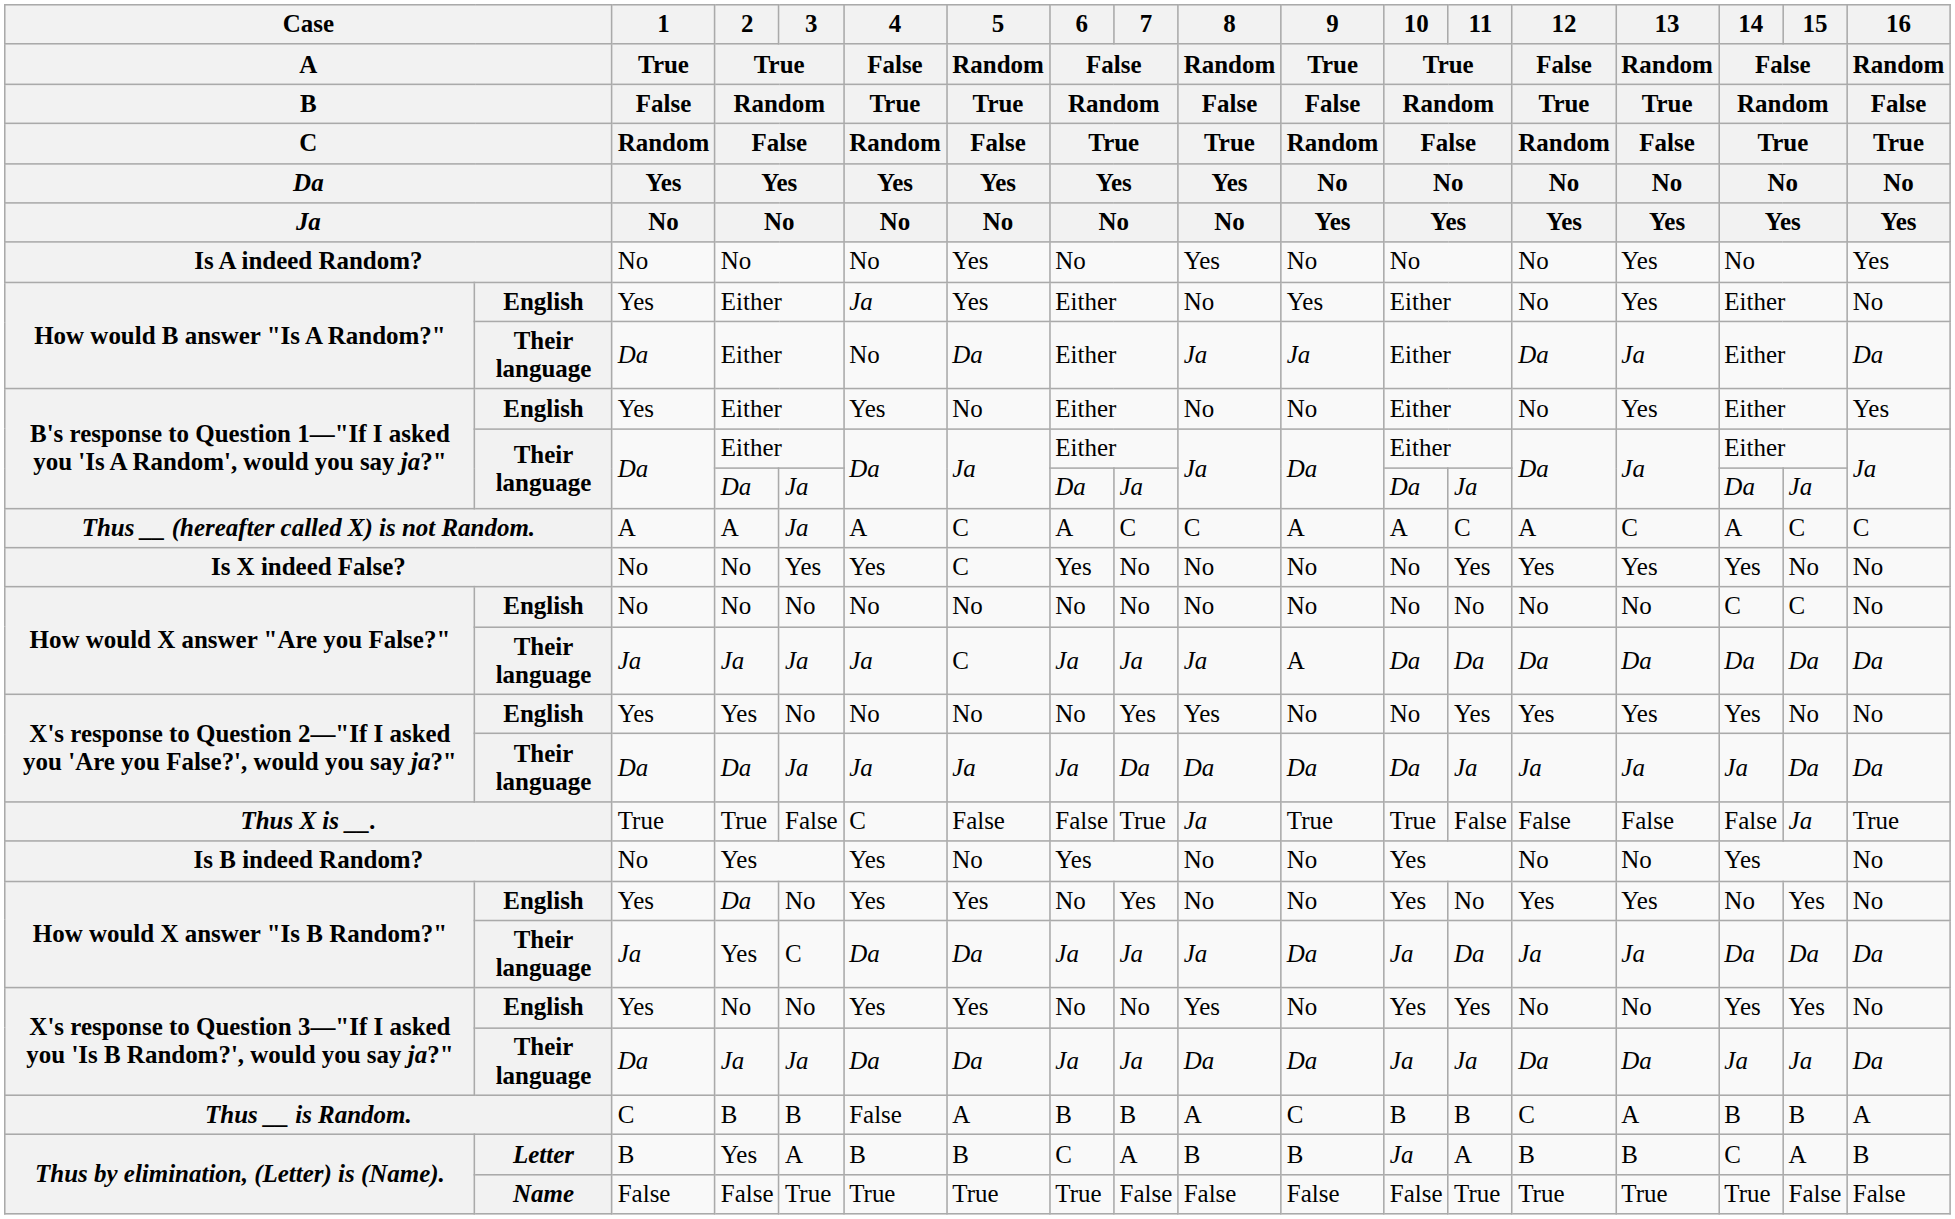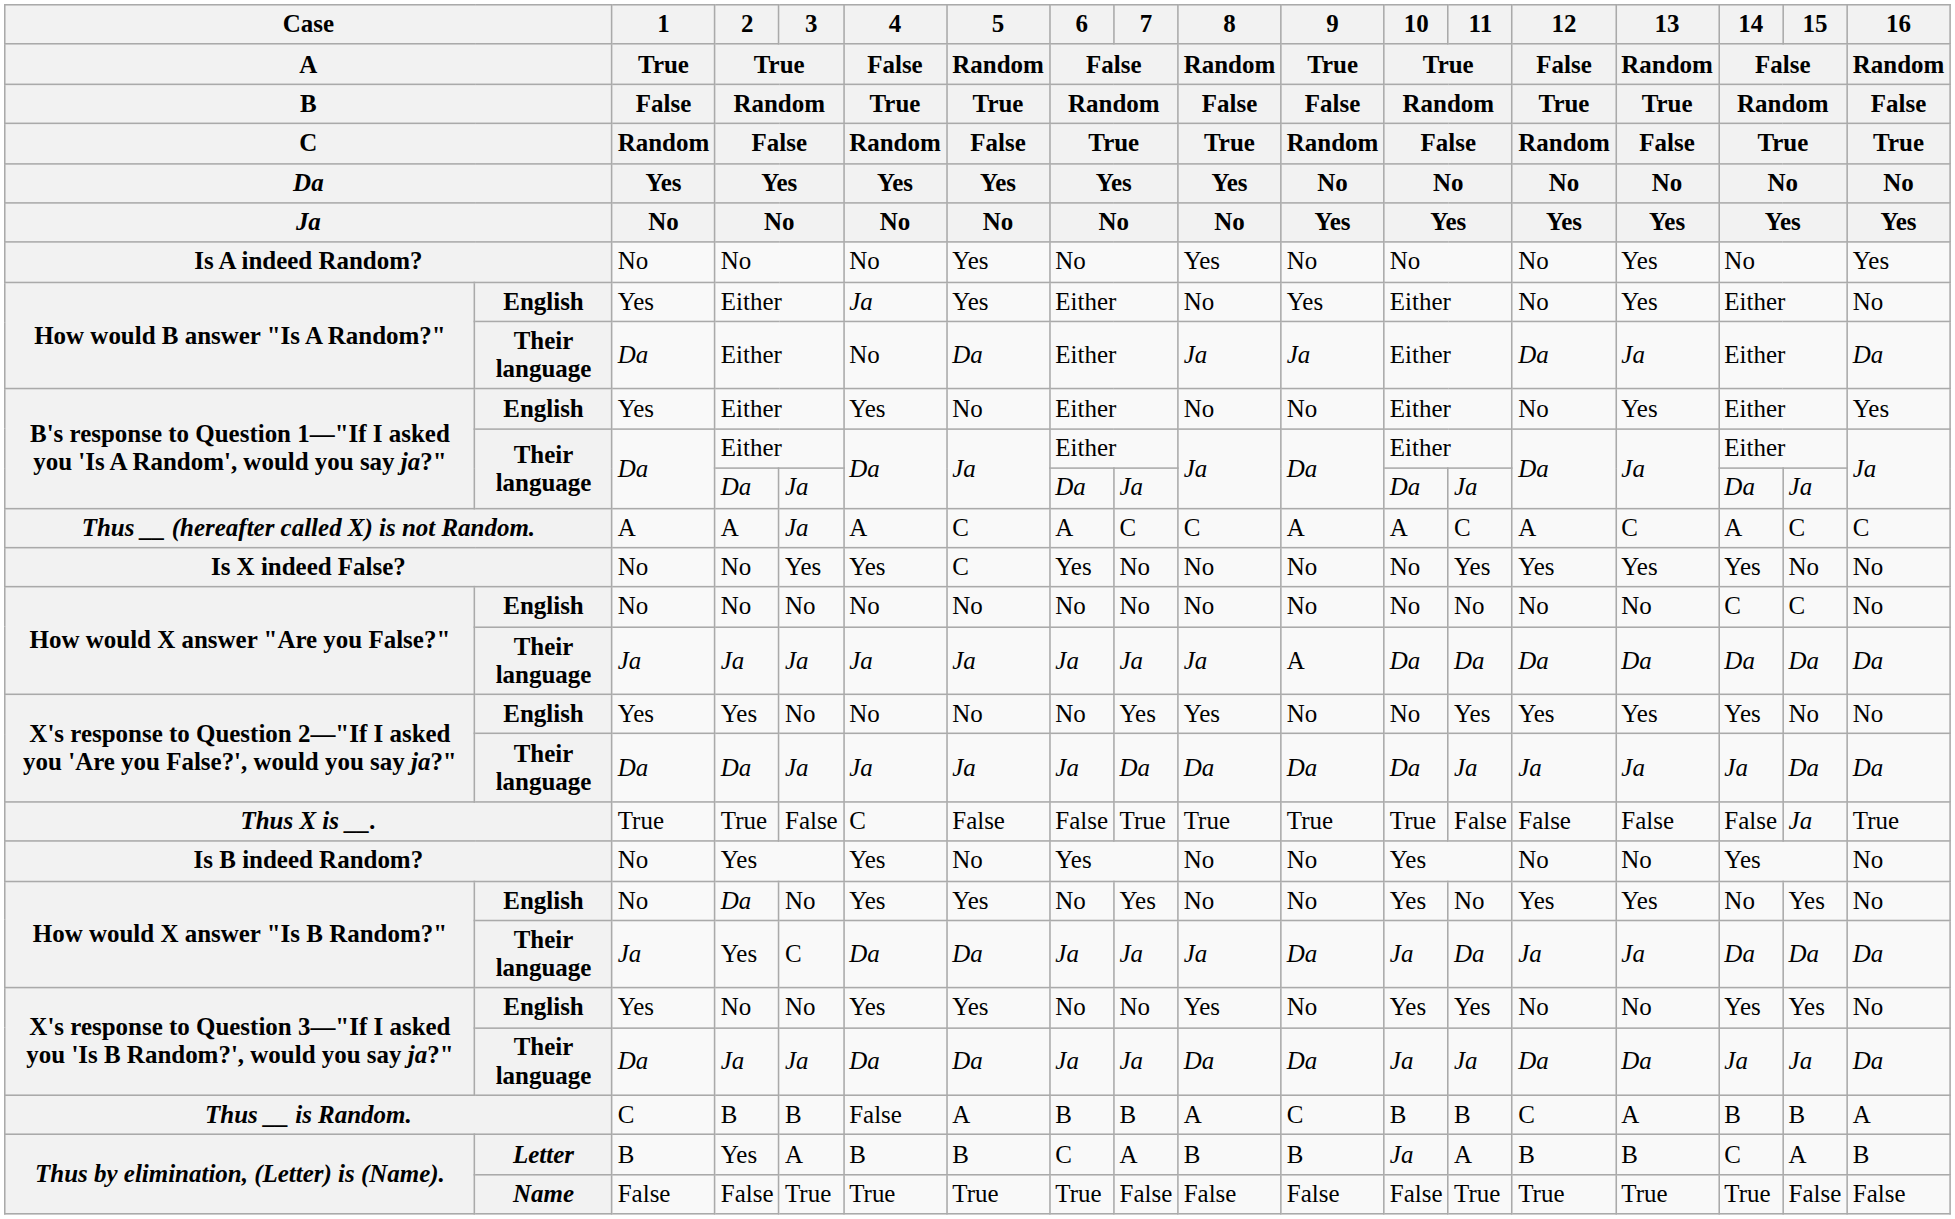(961, 660) C -> (964, 660) Ja
(1196, 821) Ja -> (1207, 821) True
(636, 900) Yes -> (633, 900) No
